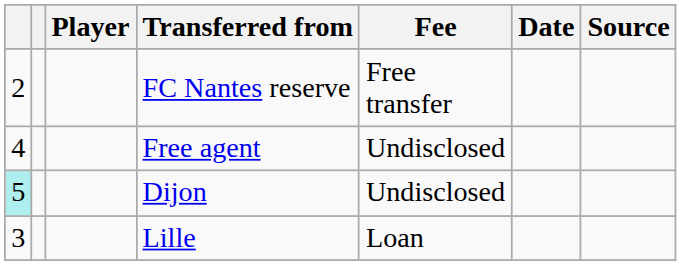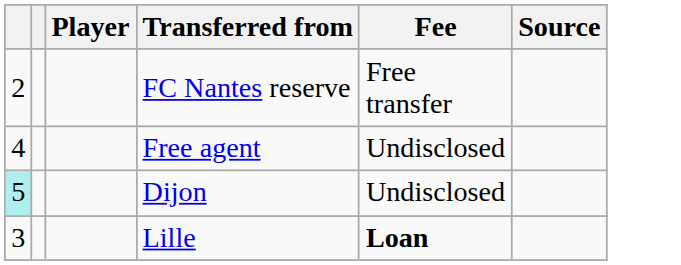- column: (546, 26)
(395, 237) normal -> (397, 237) bold
